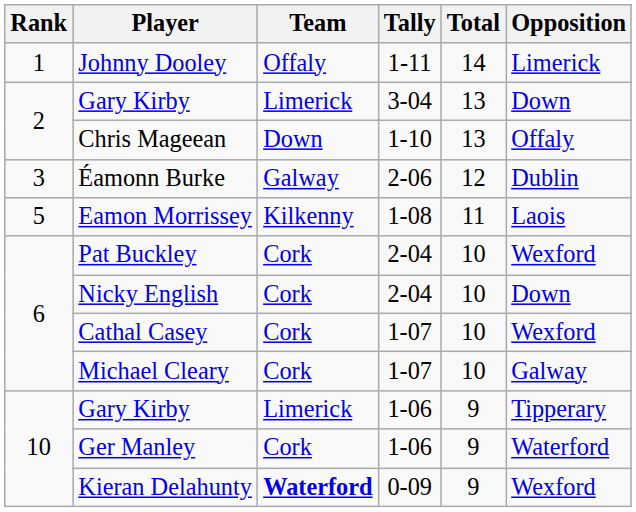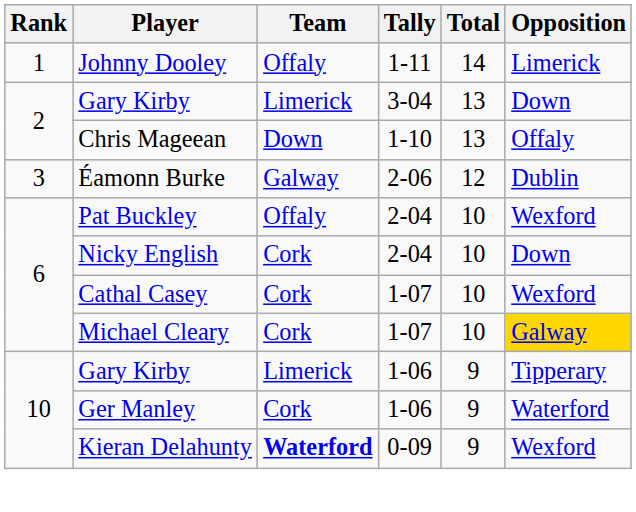- row: (165, 216)
(287, 255) Cork -> (295, 216) Offaly
(549, 370) no background -> (549, 332) gold background
